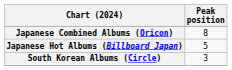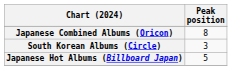rows swapped: (95, 46) <-> (95, 59)
